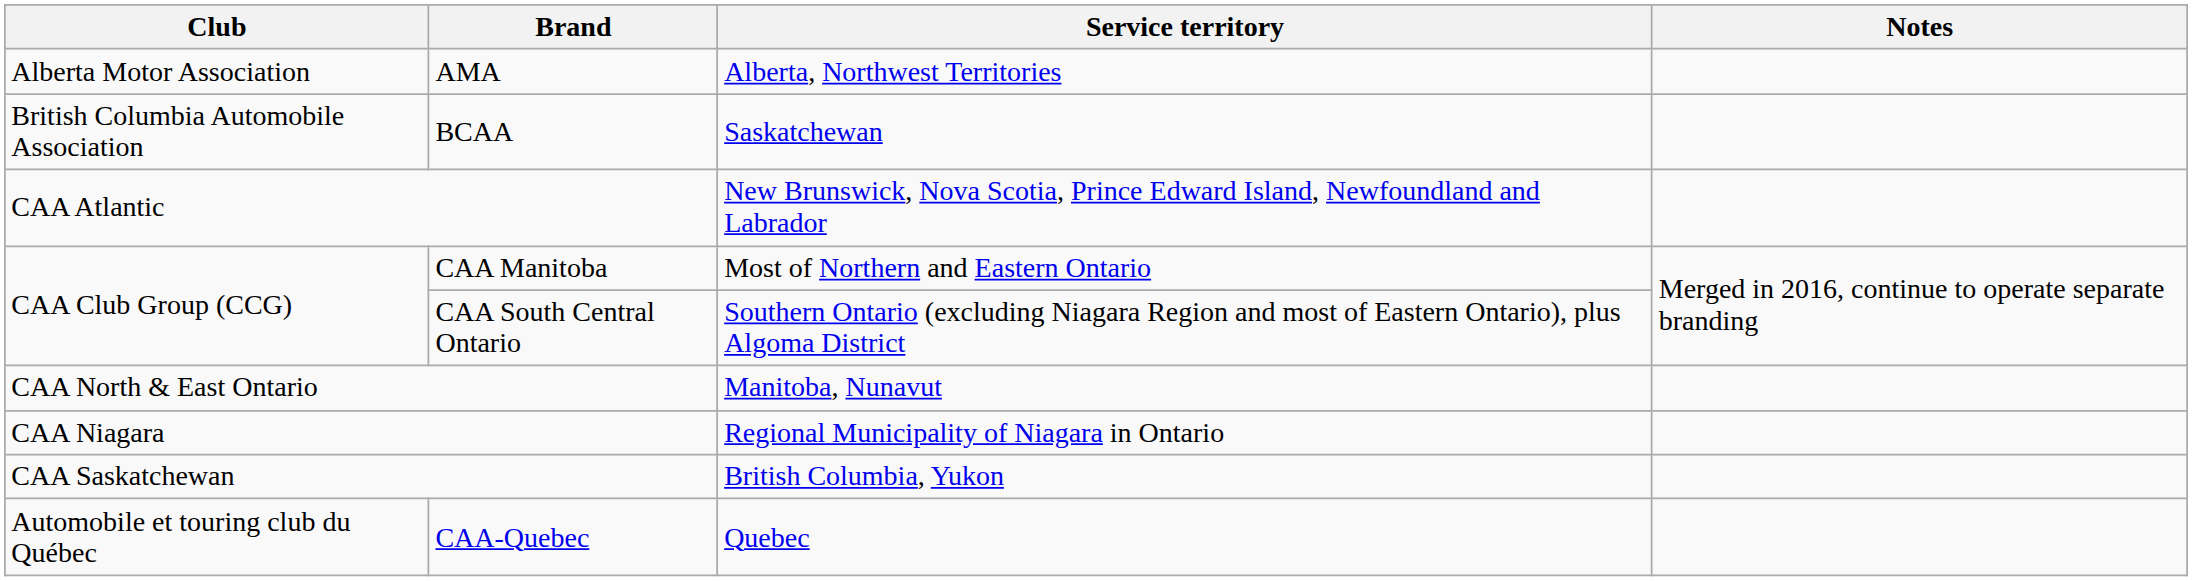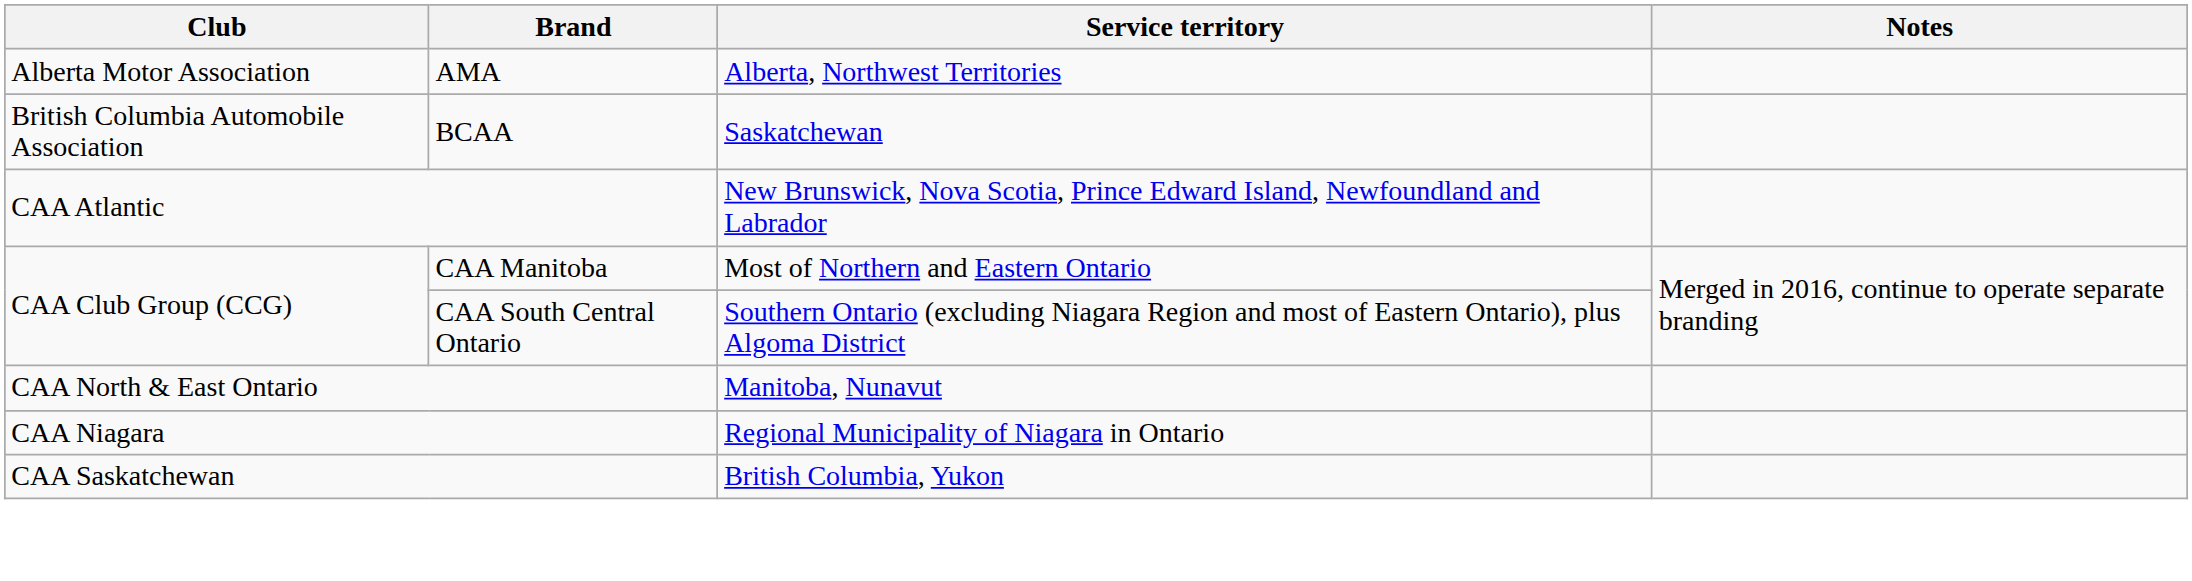- row: (512, 536)
